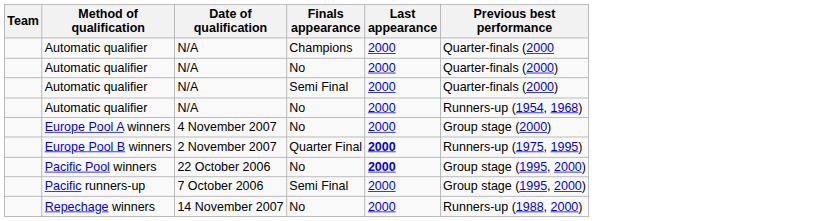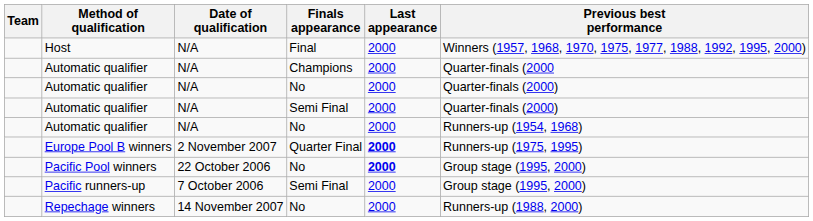+ row: (58, 48)
- row: (107, 127)
